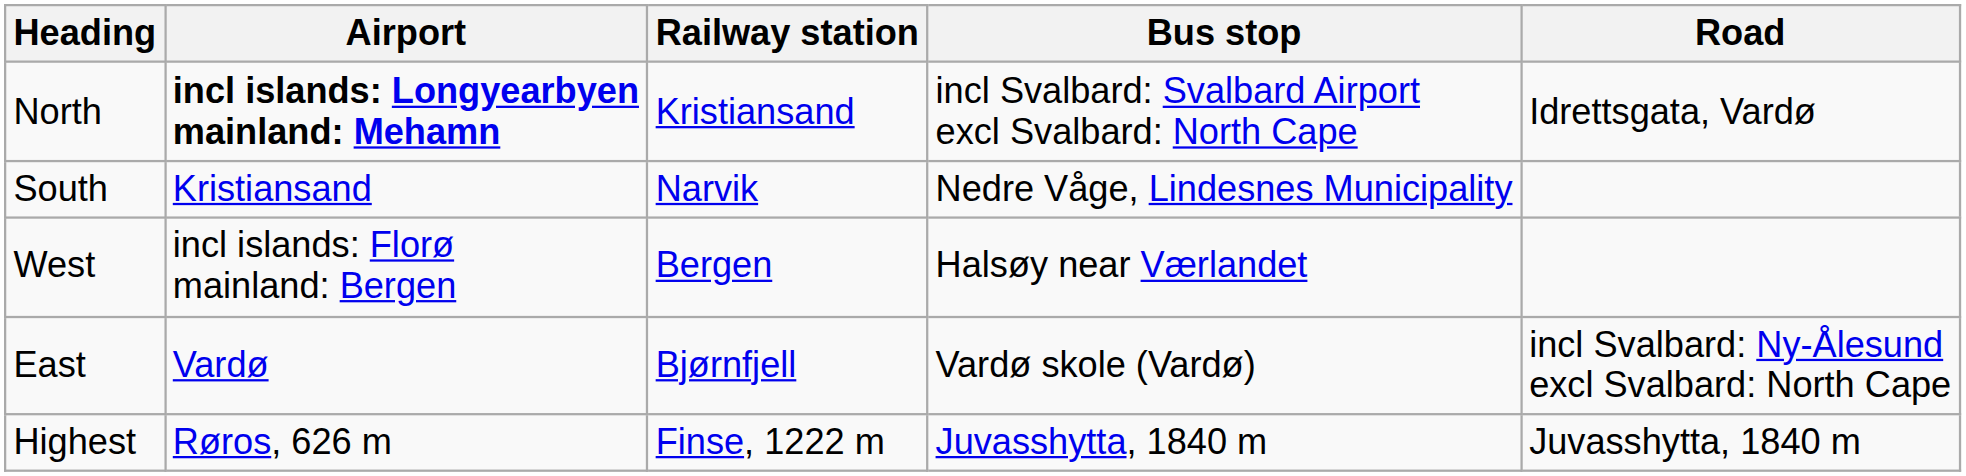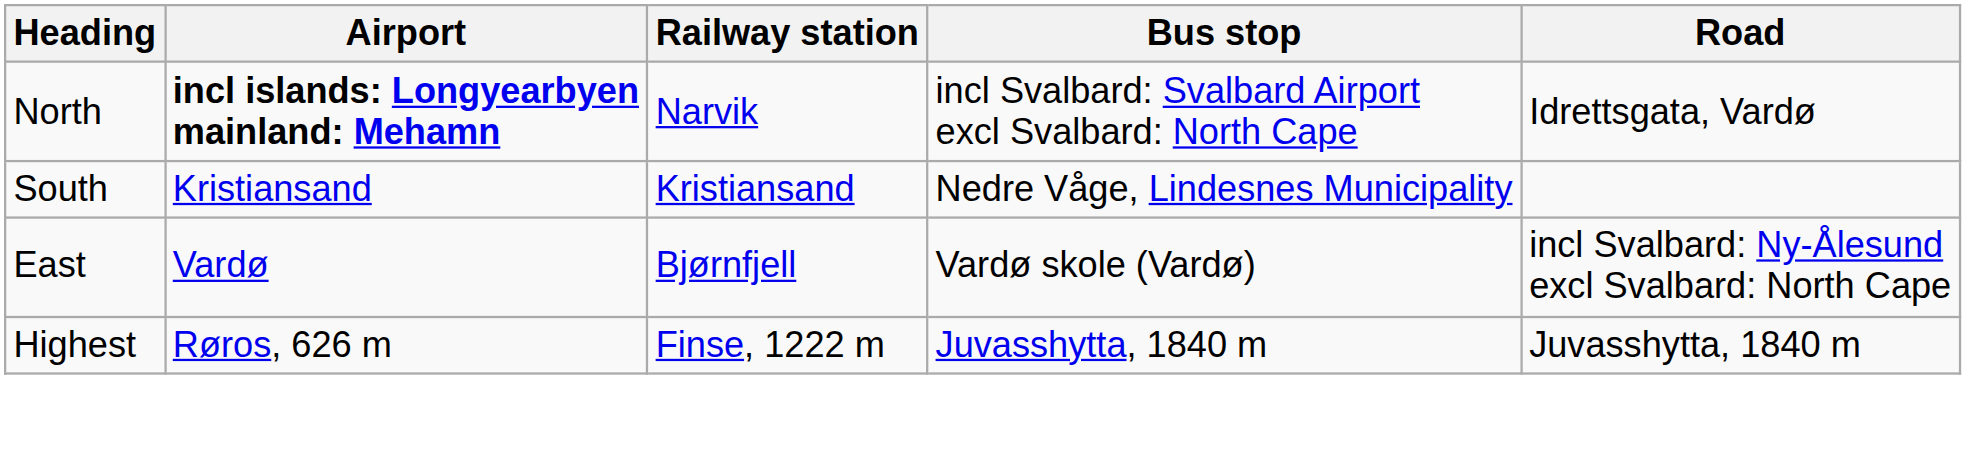(755, 110) Kristiansand -> (707, 110) Narvik
(707, 188) Narvik -> (755, 188) Kristiansand
- row: (54, 266)
